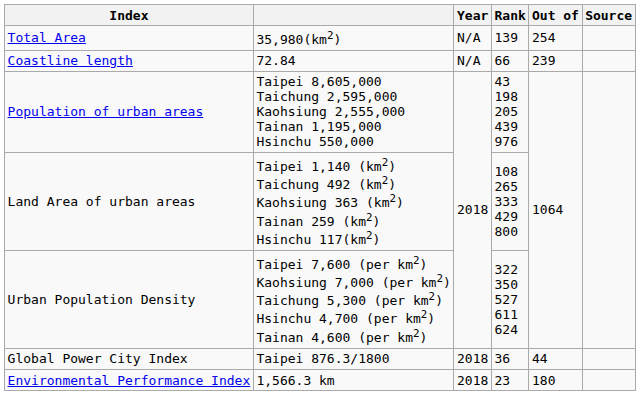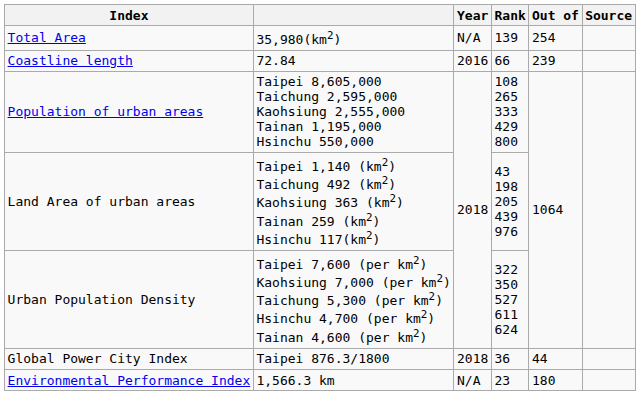(469, 61) N/A -> (473, 61) 2016
(506, 112) 43 198 205 439 976 -> (506, 112) 108 265 333 429 800
(506, 201) 108 265 333 429 800 -> (506, 201) 43 198 205 439 976
(473, 380) 2018 -> (469, 380) N/A
